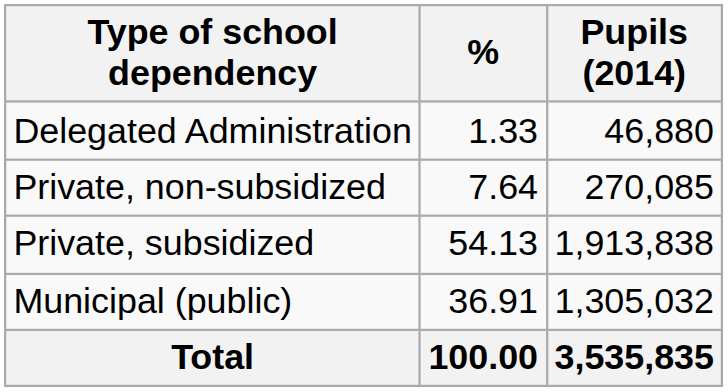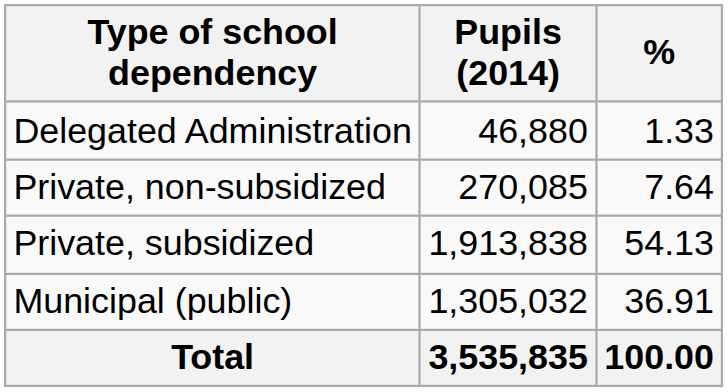columns swapped: (634, 53) <-> (483, 53)
